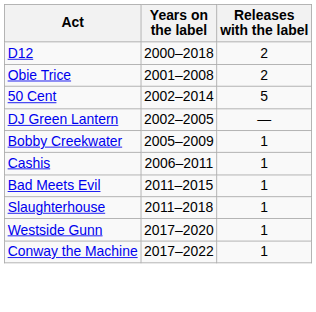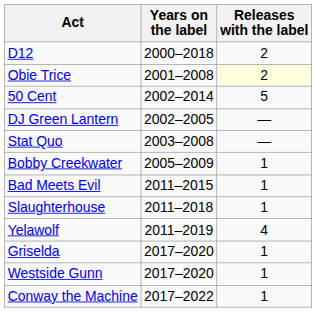(264, 75) no background -> (264, 75) lightyellow background
+ row: (35, 141)
- row: (29, 163)
+ row: (33, 229)
+ row: (34, 251)
